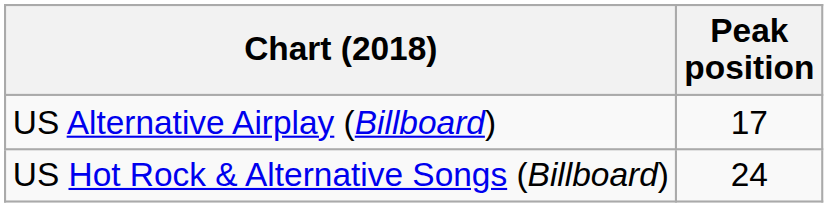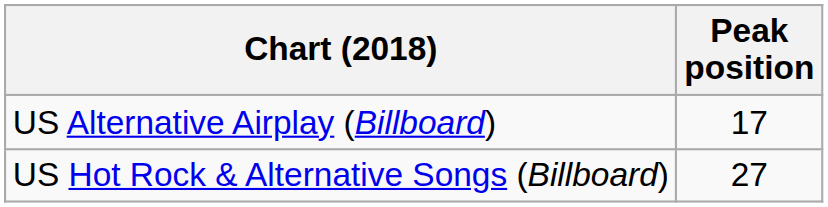(749, 174) 24 -> (749, 174) 27
